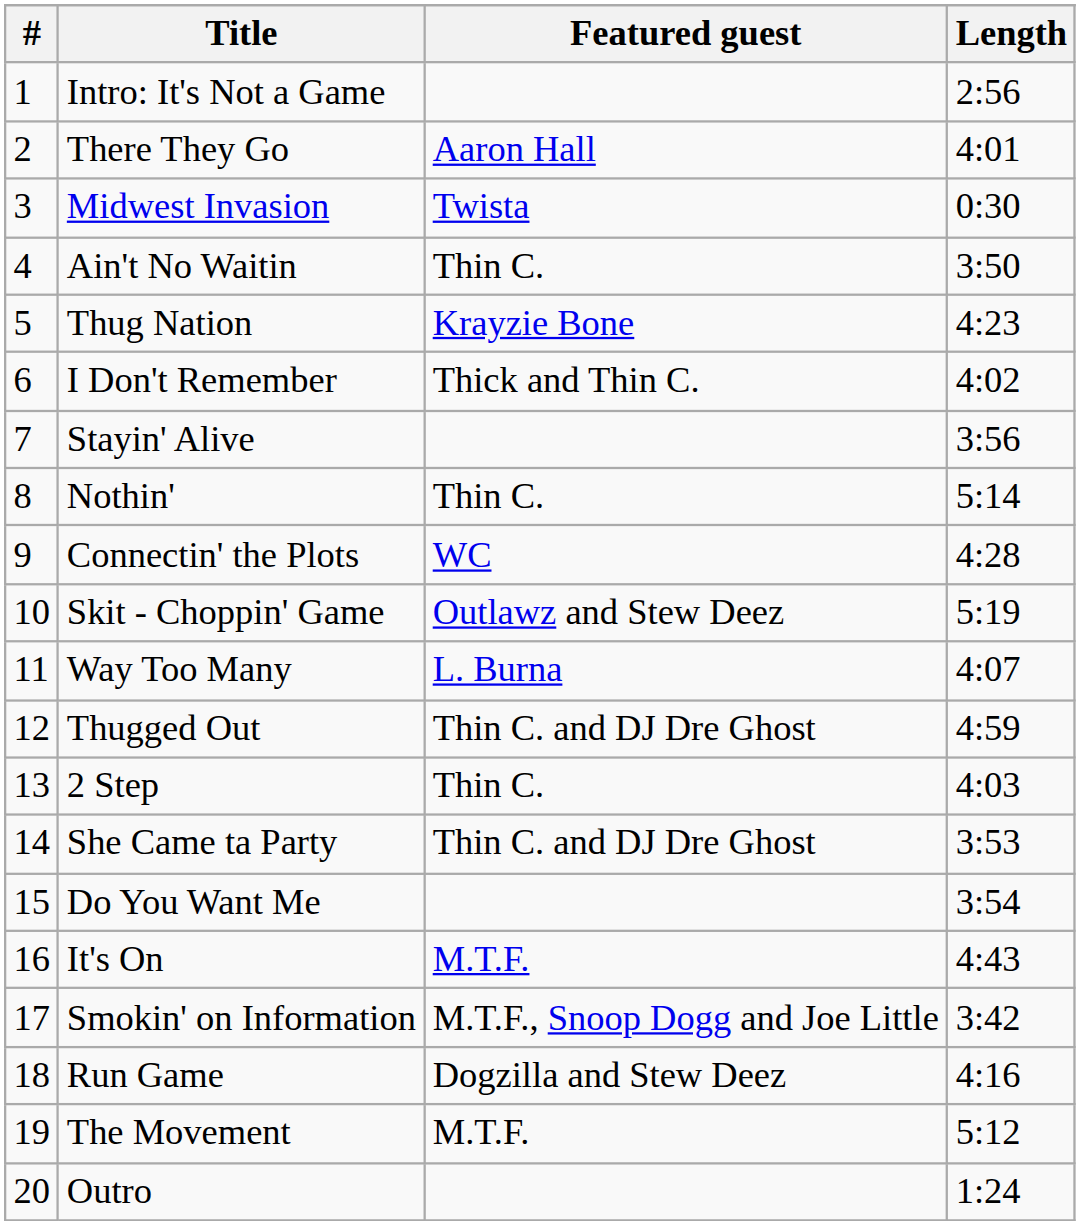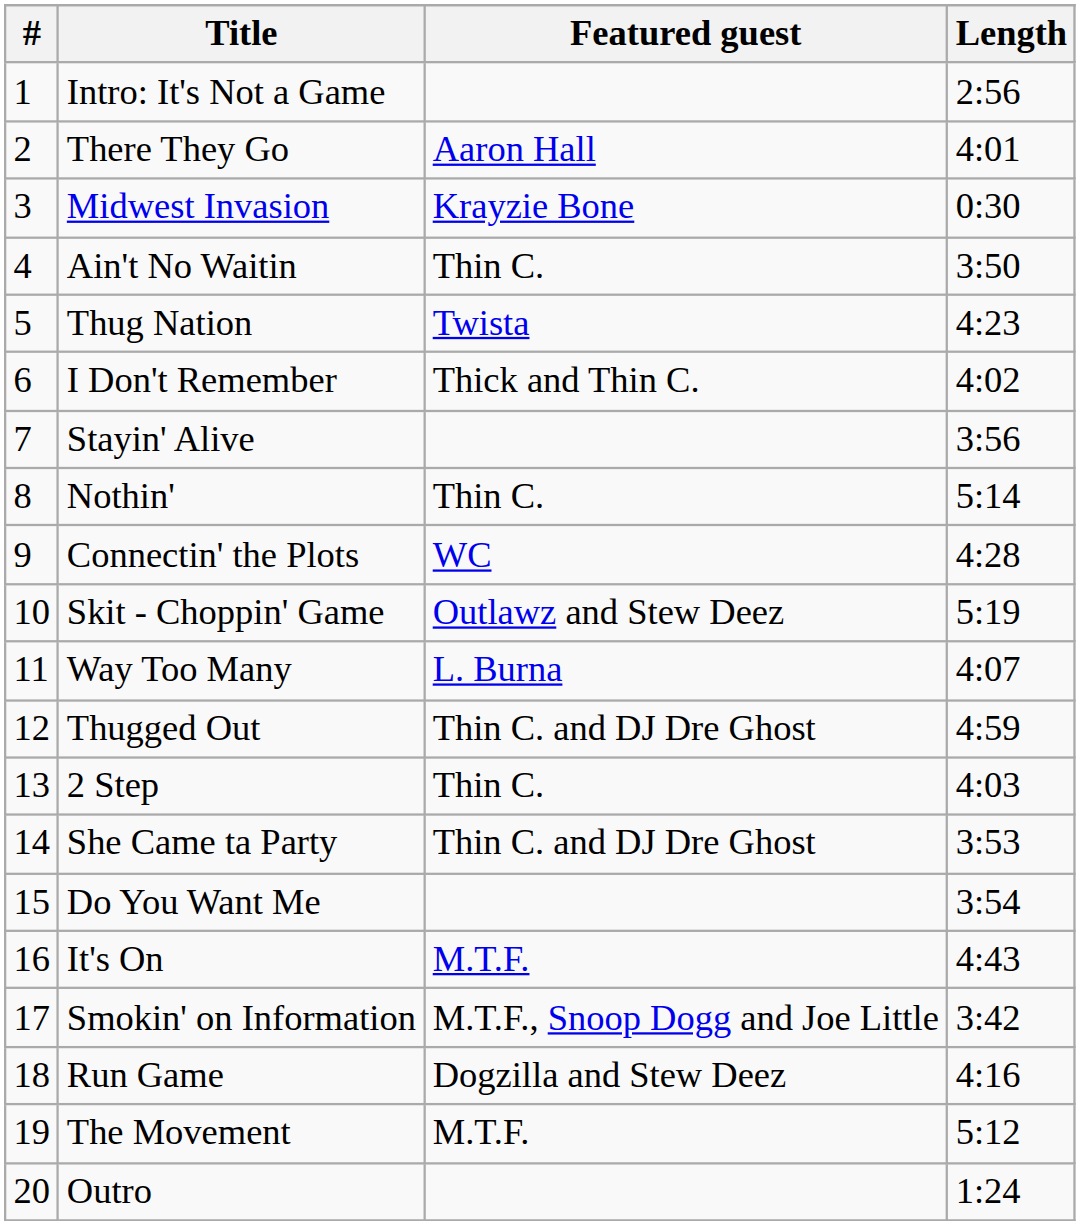(481, 206) Twista -> (533, 206) Krayzie Bone
(533, 322) Krayzie Bone -> (481, 322) Twista
